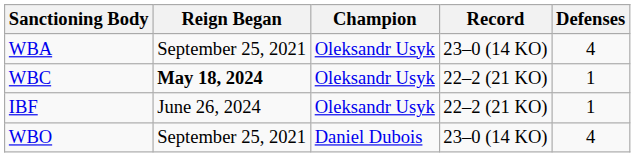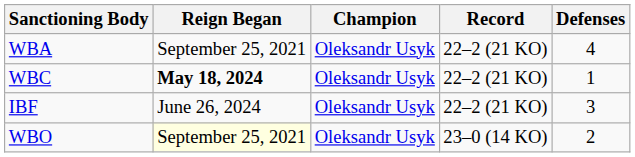(495, 48) 23–0 (14 KO) -> (495, 48) 22–2 (21 KO)
(591, 107) 1 -> (591, 107) 3
(232, 136) no background -> (232, 136) lightyellow background
(369, 136) Daniel Dubois -> (375, 136) Oleksandr Usyk
(591, 136) 4 -> (591, 136) 2
